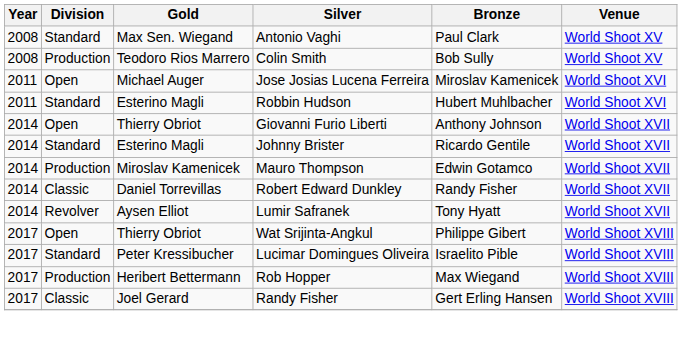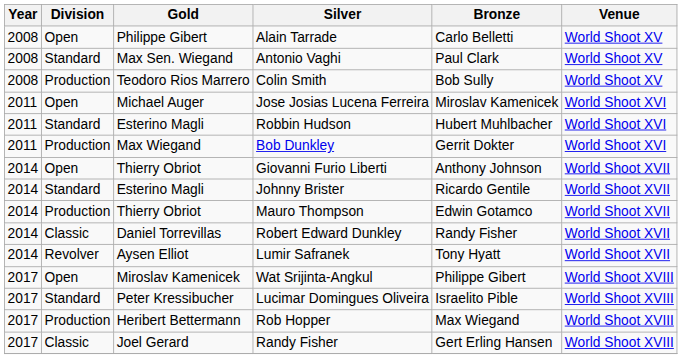+ row: (297, 37)
+ row: (295, 146)
(178, 168) Miroslav Kamenicek -> (159, 211) Thierry Obriot
(159, 233) Thierry Obriot -> (178, 277) Miroslav Kamenicek
